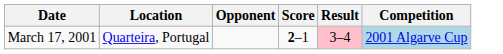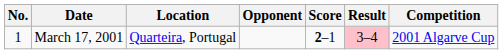+ column: (18, 15)
(416, 37) lightblue background -> (443, 37) no background
